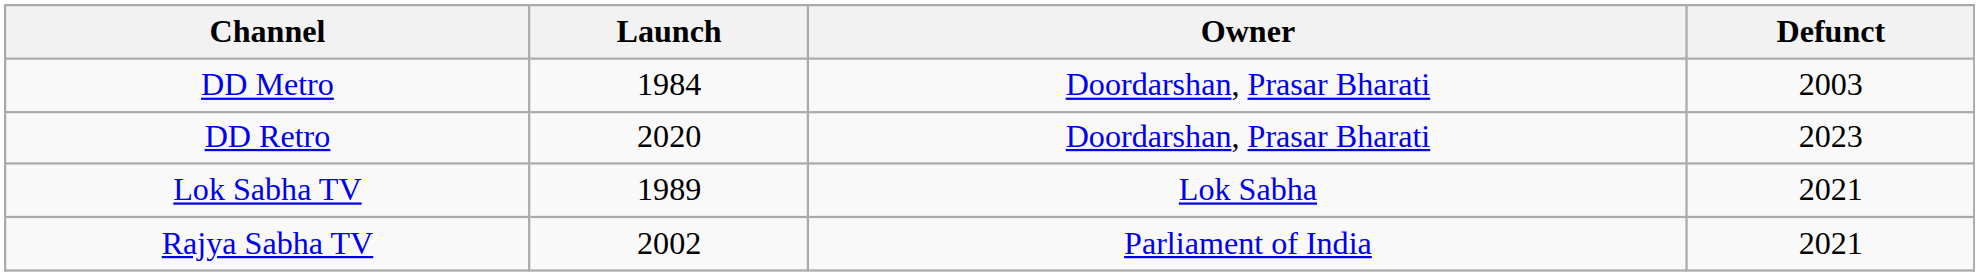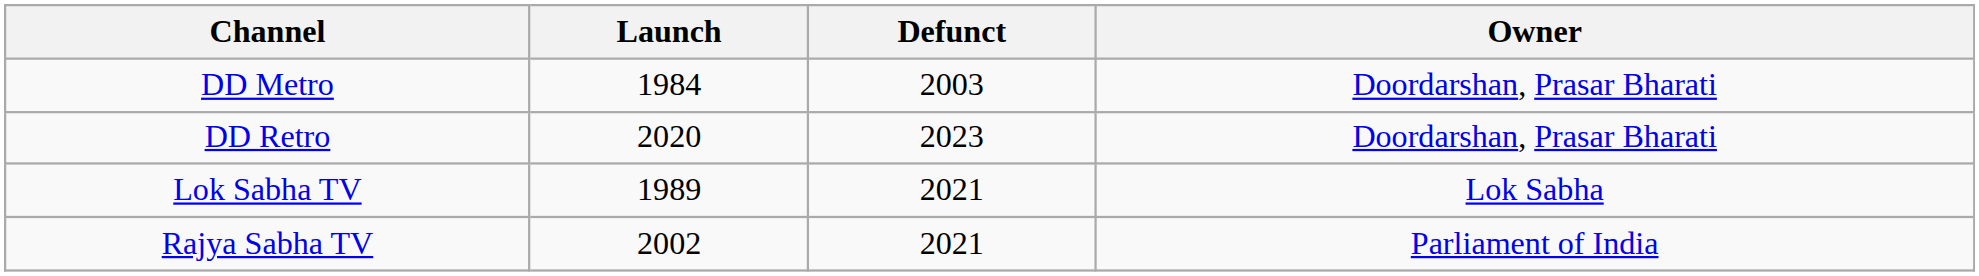columns swapped: (1831, 31) <-> (1248, 31)
